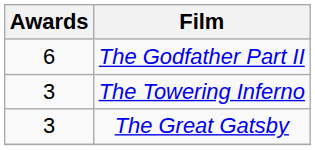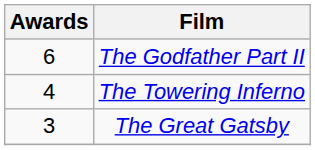(49, 91) 3 -> (49, 91) 4
